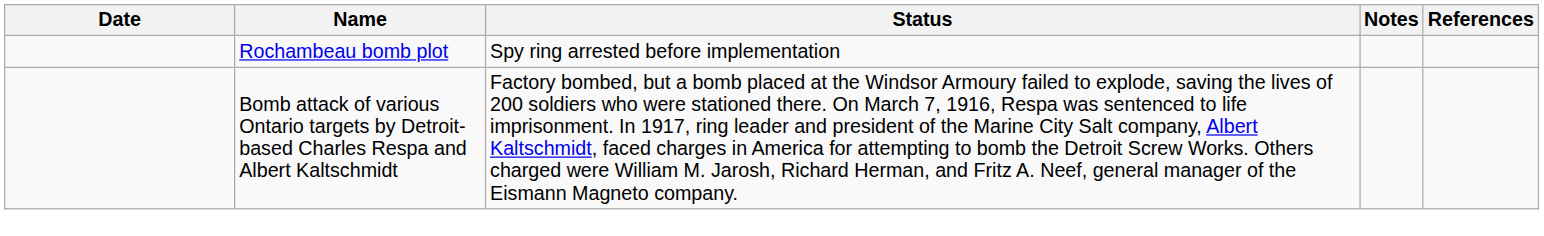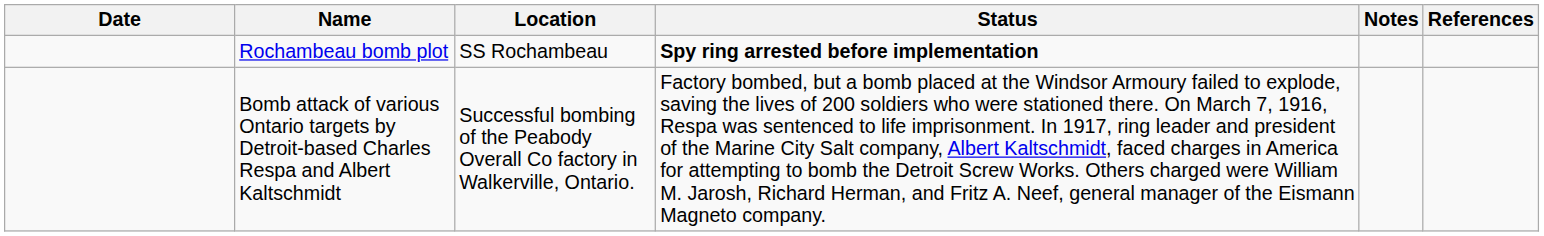+ column: (555, 20)
(665, 51) normal -> (849, 51) bold
